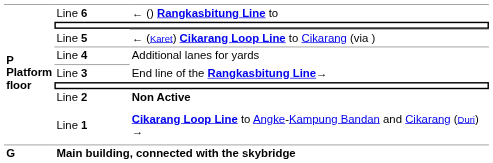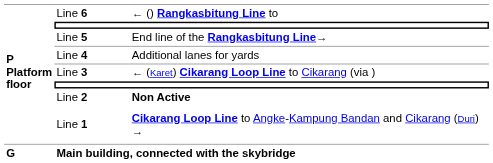(254, 38) ← (Karet) Cikarang Loop Line to Cikarang (via ) -> (230, 37) End line of the Rangkasbitung Line→
(230, 73) End line of the Rangkasbitung Line→ -> (254, 73) ← (Karet) Cikarang Loop Line to Cikarang (via )
